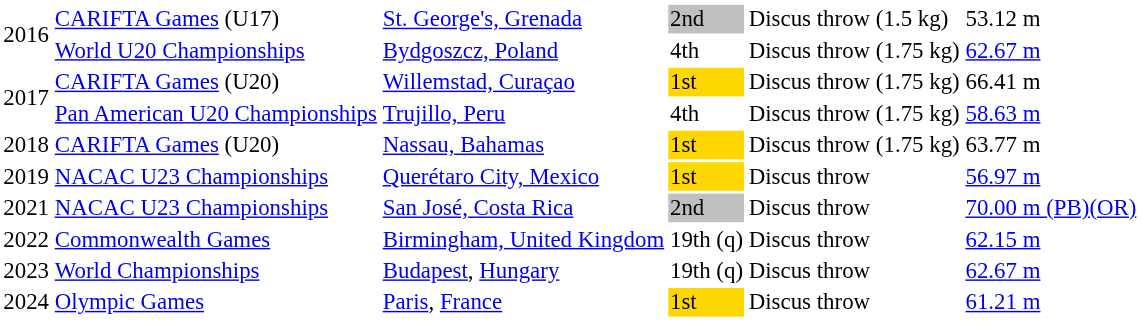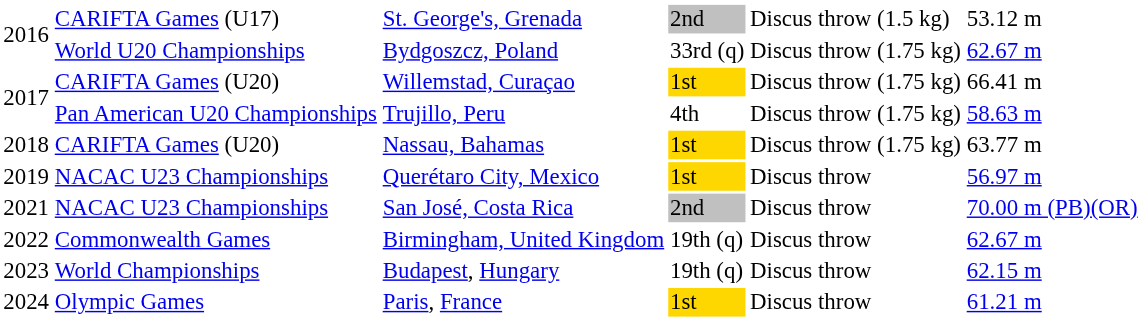(685, 50) 4th -> (707, 50) 33rd (q)
(1003, 239) 62.15 m -> (1004, 239) 62.67 m
(1003, 270) 62.67 m -> (1004, 270) 62.15 m
